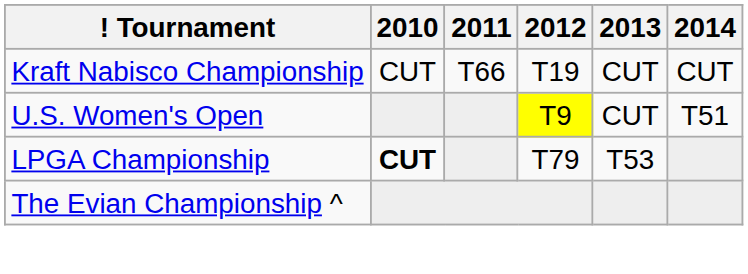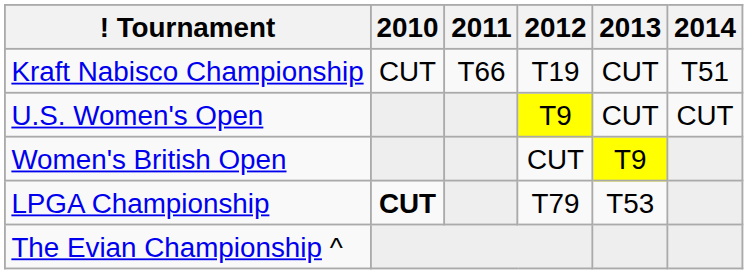(705, 71) CUT -> (705, 71) T51
(705, 115) T51 -> (705, 115) CUT
+ row: (149, 159)
